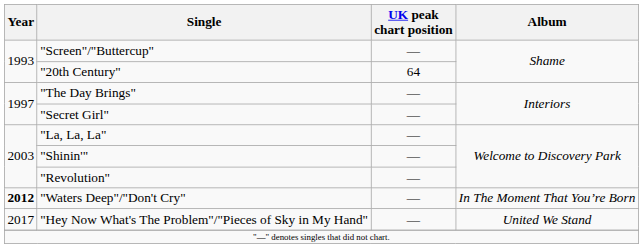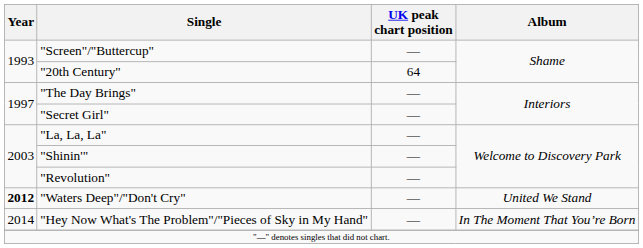(547, 198) In The Moment That You’re Born -> (547, 198) United We Stand
(21, 219) 2017 -> (21, 219) 2014
(547, 219) United We Stand -> (547, 219) In The Moment That You’re Born
